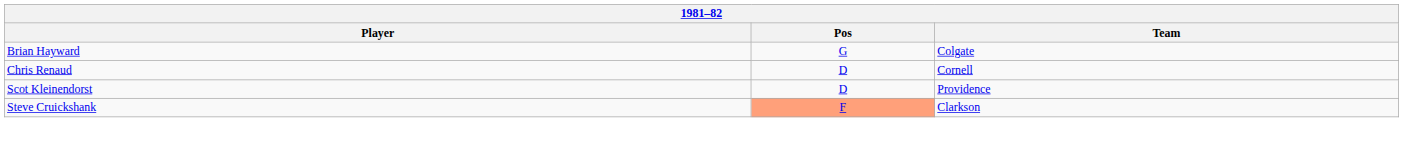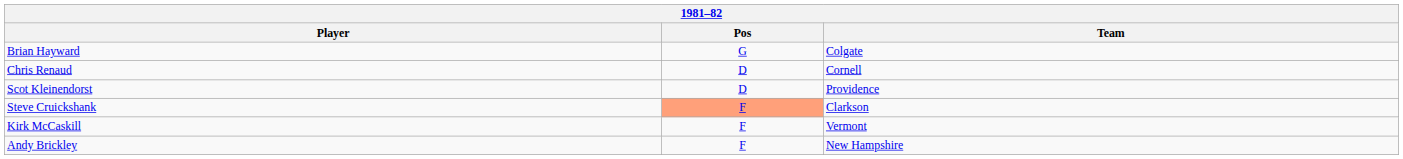+ row: (44, 126)
+ row: (42, 145)
